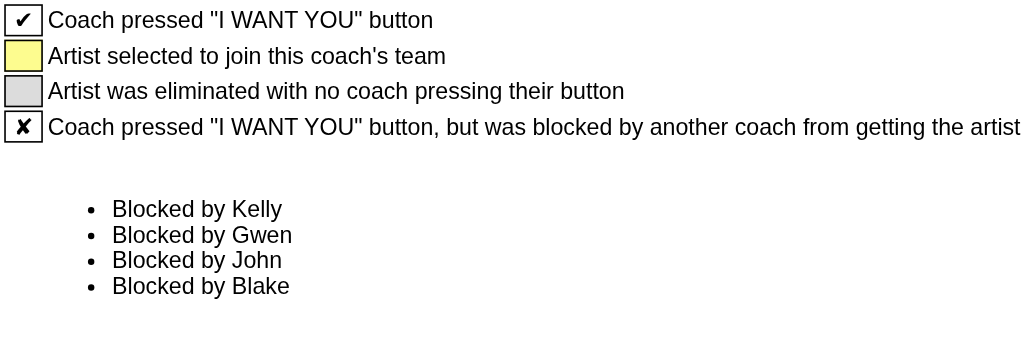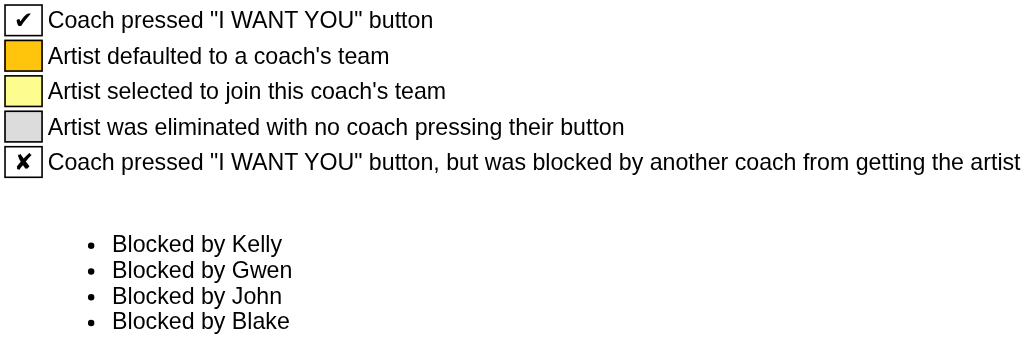+ row: (219, 56)
